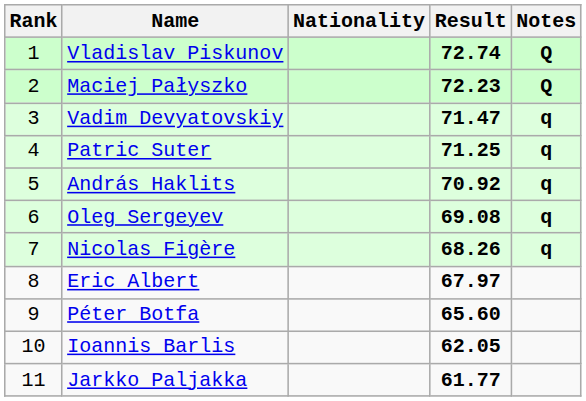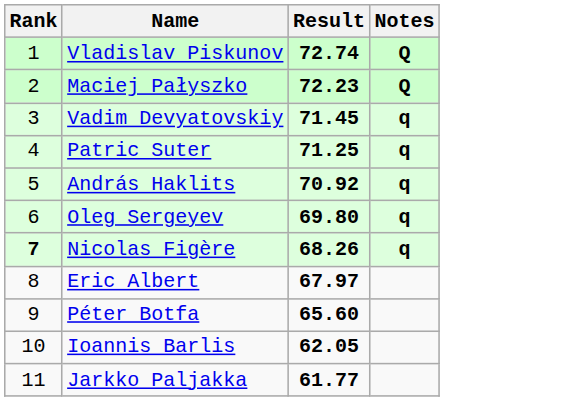- column: (359, 21)
(471, 119) 71.47 -> (329, 119) 71.45
(471, 217) 69.08 -> (329, 217) 69.80
(34, 249) normal -> (34, 249) bold
